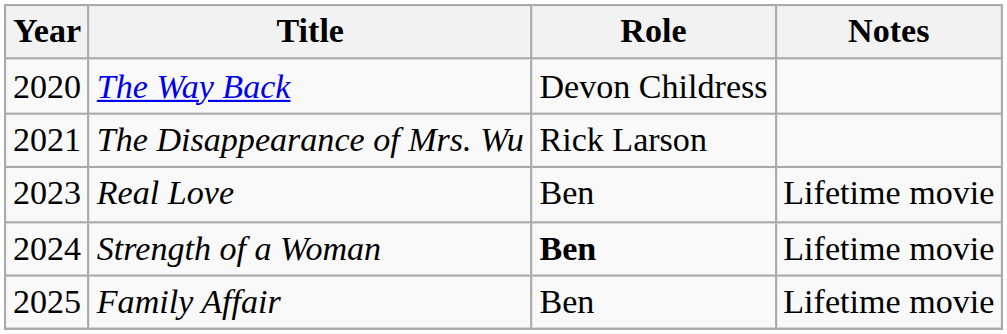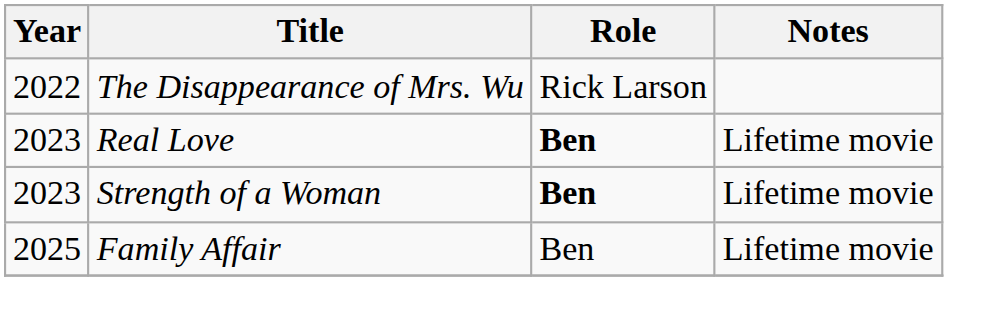- row: (194, 85)
(47, 139) 2021 -> (47, 85) 2022
(567, 193) normal -> (568, 139) bold
(47, 247) 2024 -> (47, 193) 2023
